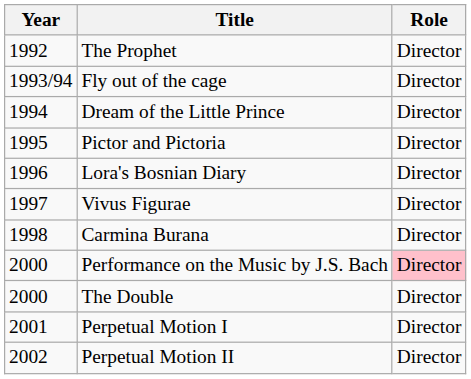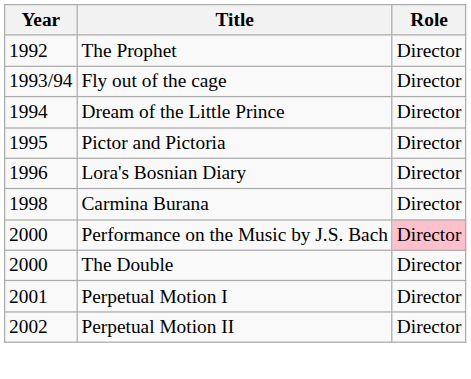- row: (136, 204)
